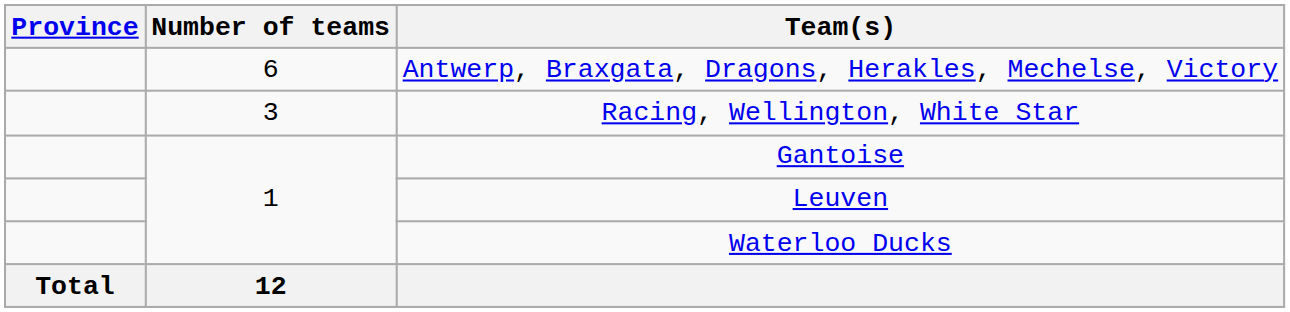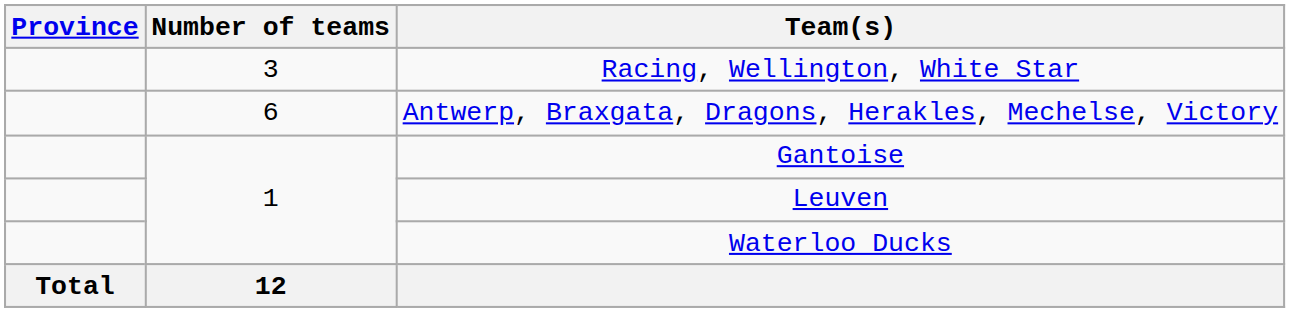rows swapped: (840, 70) <-> (840, 113)
